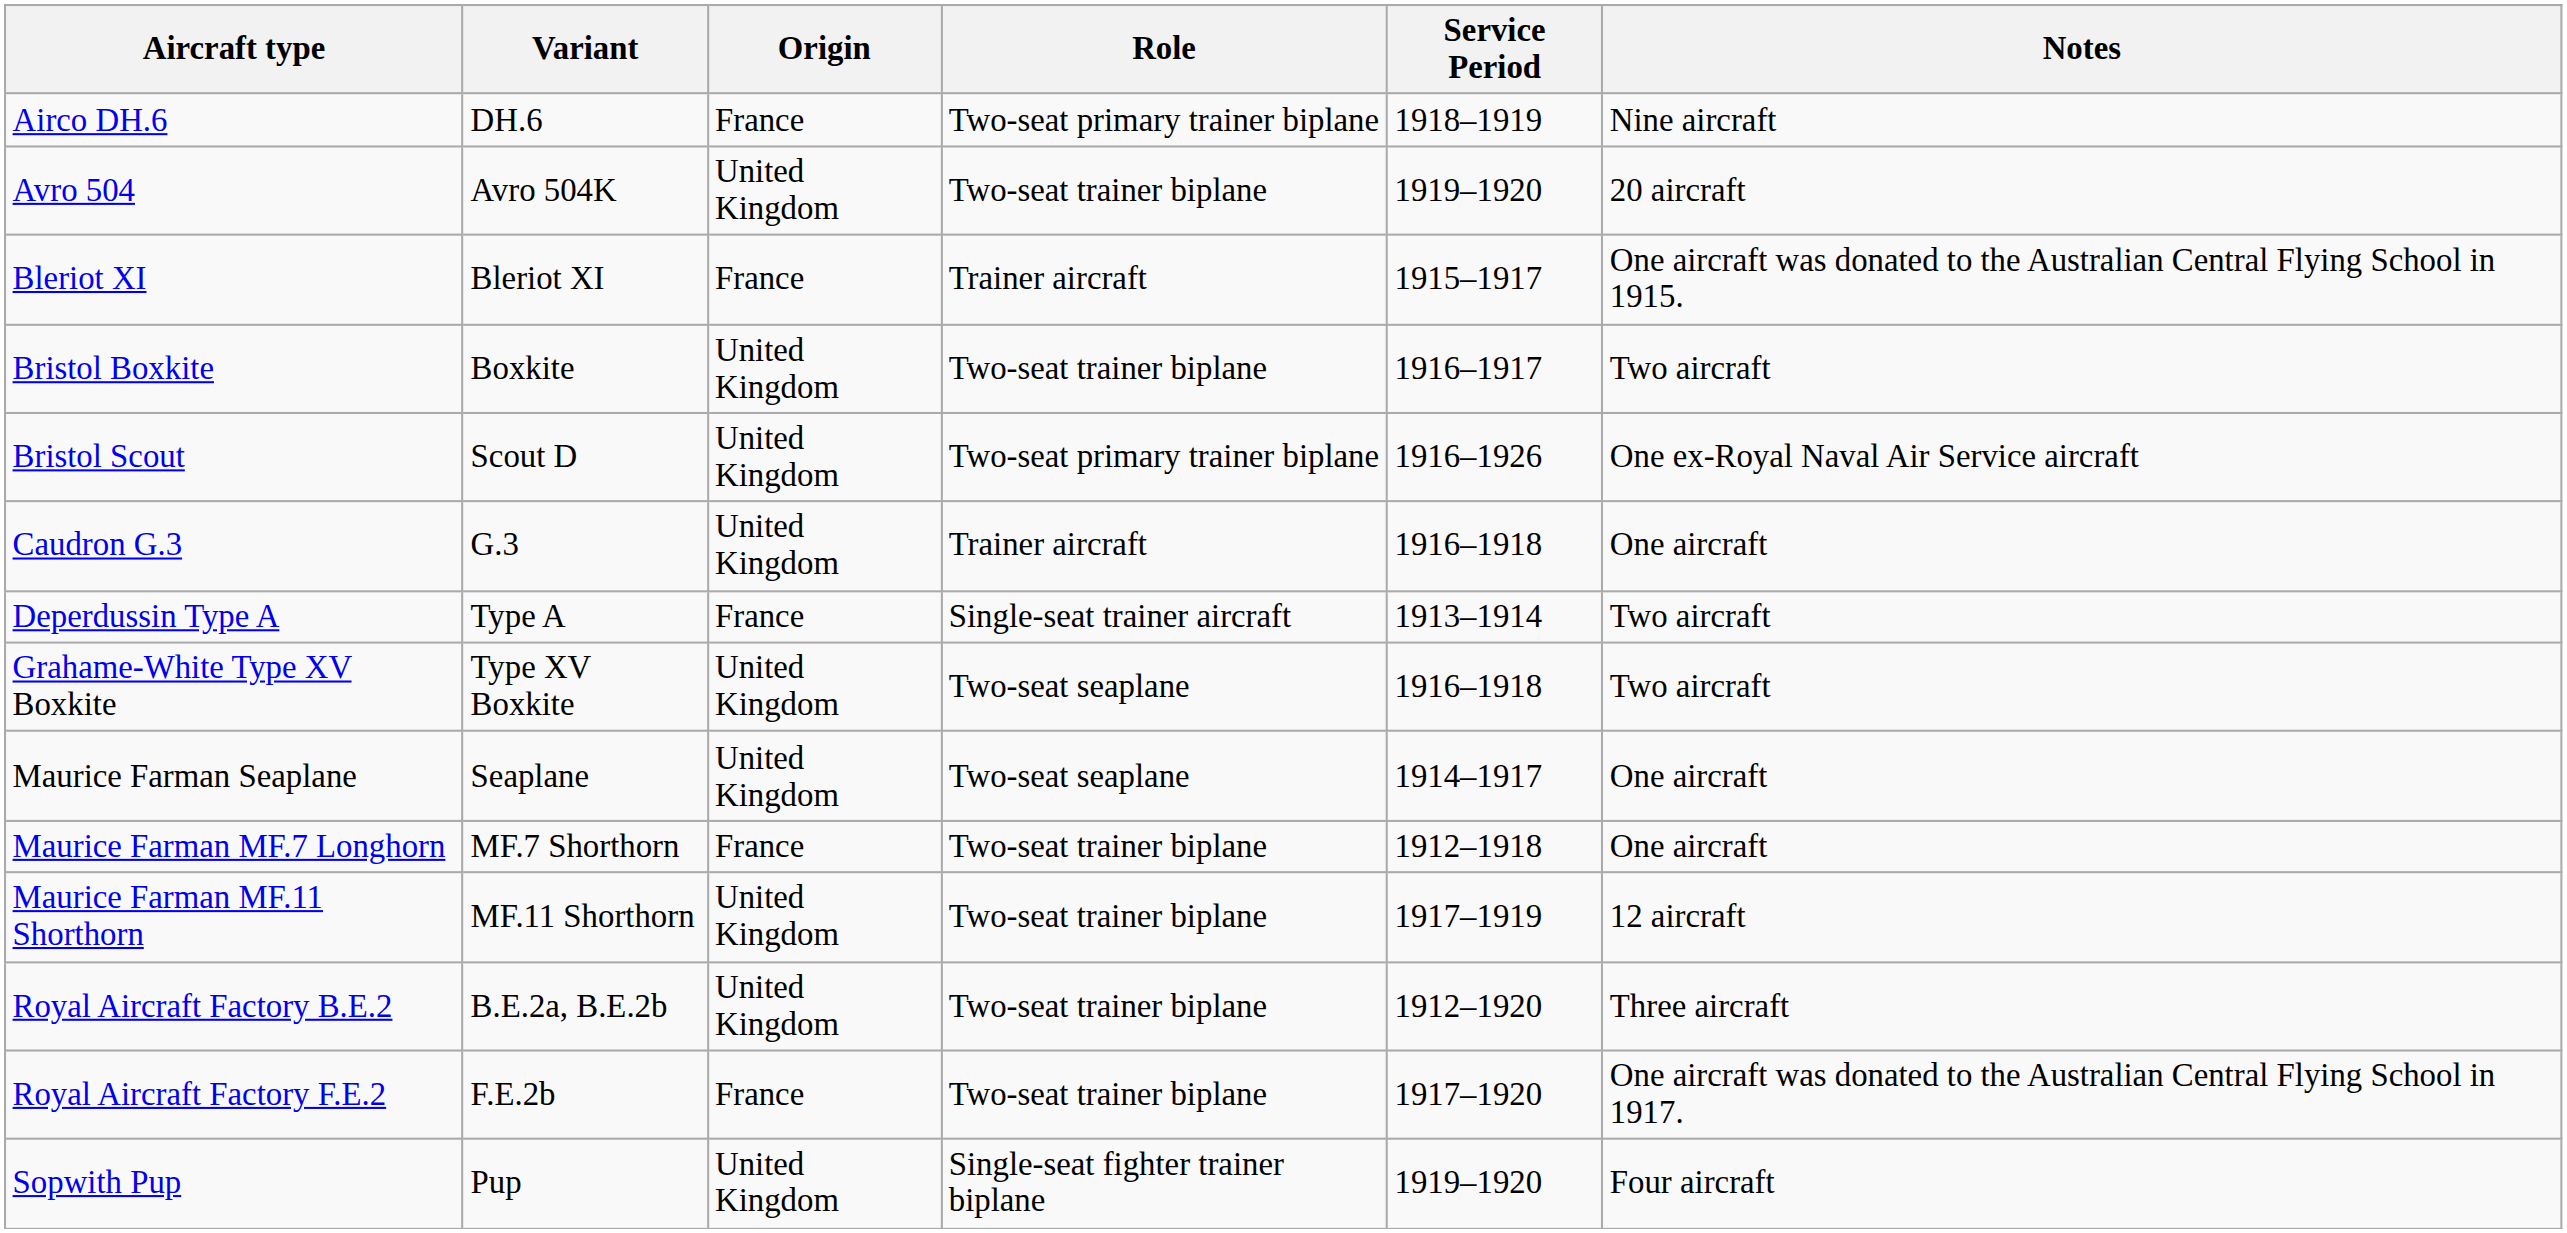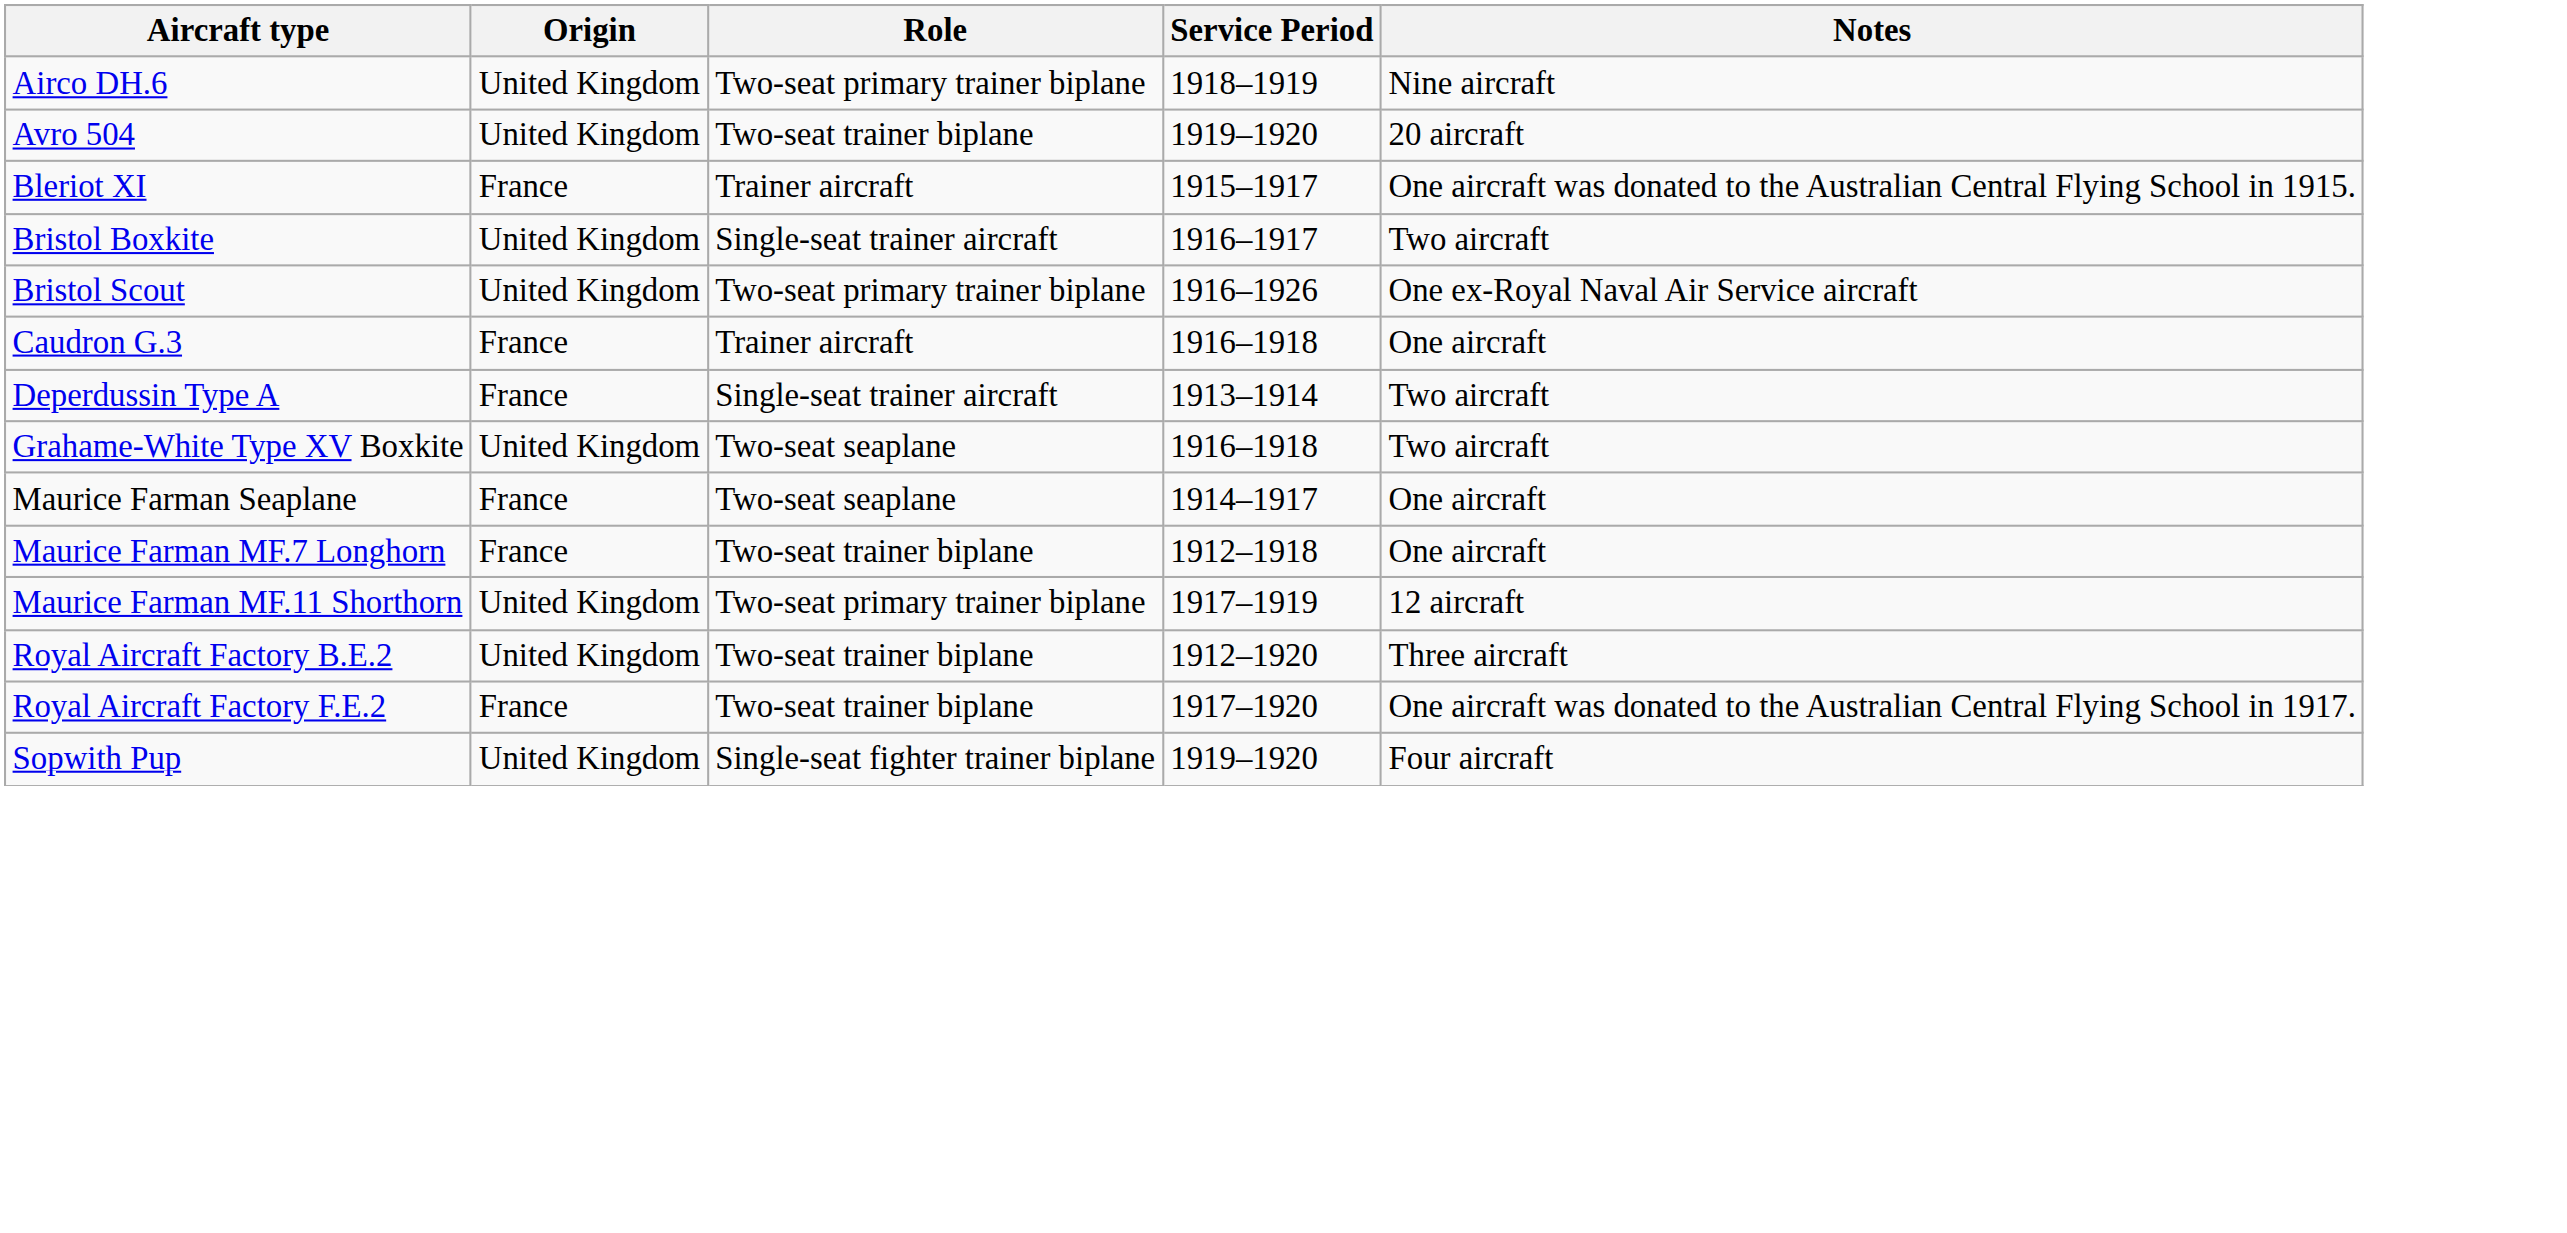- column: (585, 48)
(760, 119) France -> (589, 82) United Kingdom
(1108, 367) Two-seat trainer biplane -> (886, 238) Single-seat trainer aircraft
(777, 545) United Kingdom -> (523, 342) France
(777, 775) United Kingdom -> (523, 498) France
(1108, 916) Two-seat trainer biplane -> (930, 602) Two-seat primary trainer biplane
